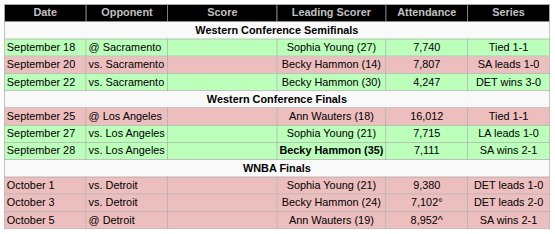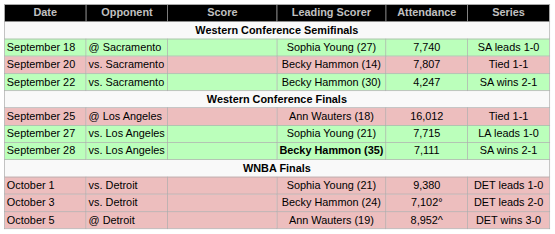(509, 47) Tied 1-1 -> (509, 47) SA leads 1-0
(509, 64) SA leads 1-0 -> (509, 64) Tied 1-1
(509, 82) DET wins 3-0 -> (509, 82) SA wins 2-1
(509, 220) SA wins 2-1 -> (509, 220) DET wins 3-0
